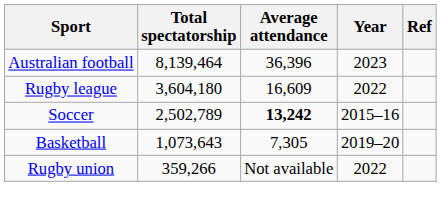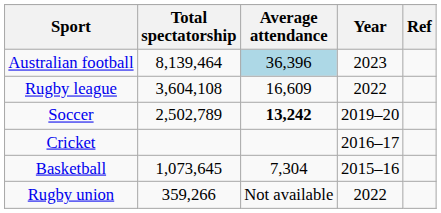(289, 62) no background -> (289, 62) lightblue background
(189, 89) 3,604,180 -> (189, 89) 3,604,108
(370, 115) 2015–16 -> (370, 115) 2019–20
+ row: (71, 141)
(189, 141) 1,073,643 -> (189, 168) 1,073,645
(289, 141) 7,305 -> (289, 168) 7,304
(370, 141) 2019–20 -> (370, 168) 2015–16
